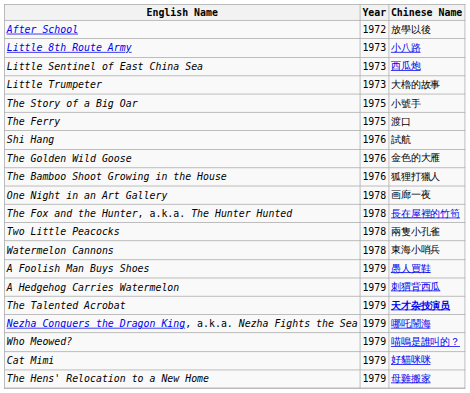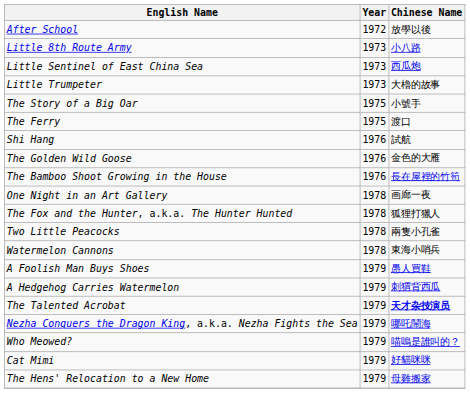(416, 176) 狐狸打獵人 -> (425, 176) 長在屋裡的竹筍
(425, 213) 長在屋裡的竹筍 -> (416, 213) 狐狸打獵人
